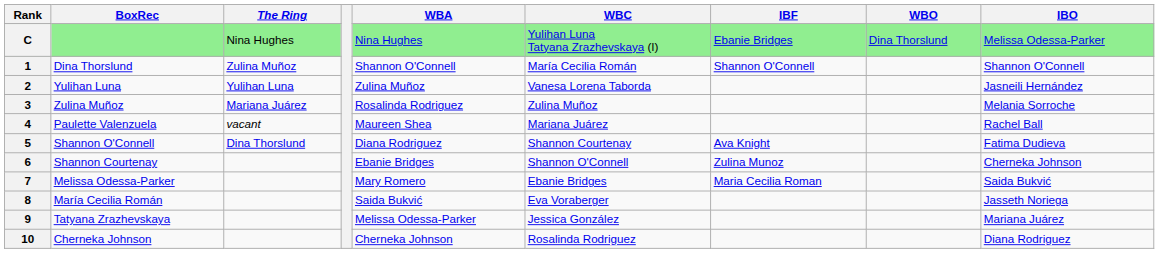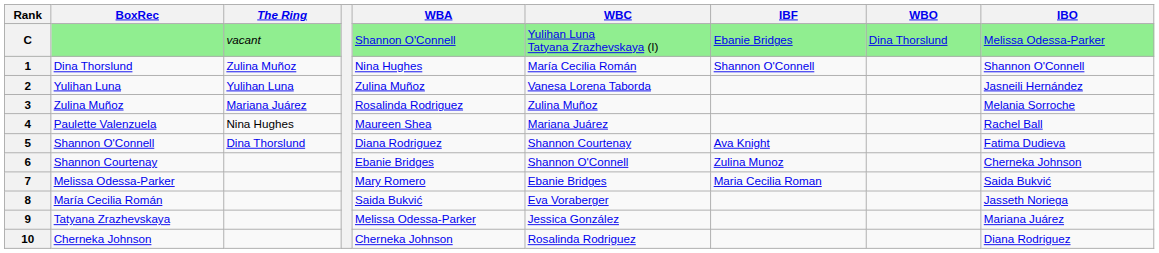(260, 40) Nina Hughes -> (244, 40) vacant
(389, 40) Nina Hughes -> (405, 40) Shannon O'Connell
(405, 66) Shannon O'Connell -> (389, 66) Nina Hughes
(244, 123) vacant -> (260, 123) Nina Hughes
